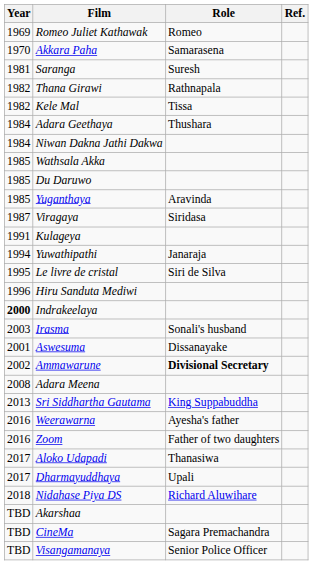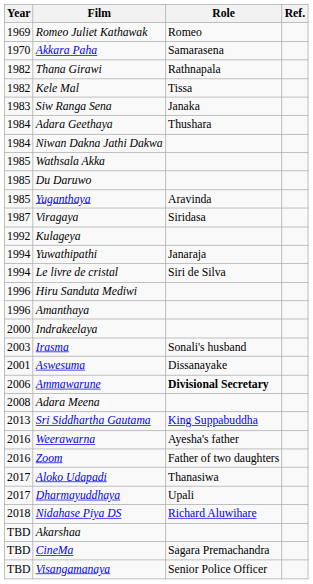- row: (56, 69)
+ row: (74, 106)
(19, 236) 1991 -> (19, 236) 1992
(19, 273) 1995 -> (19, 273) 1994
+ row: (62, 310)
(19, 310) bold -> (19, 328) normal
(19, 365) 2002 -> (19, 384) 2006
